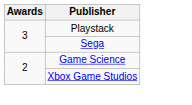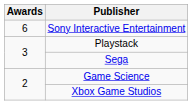+ row: (116, 28)
